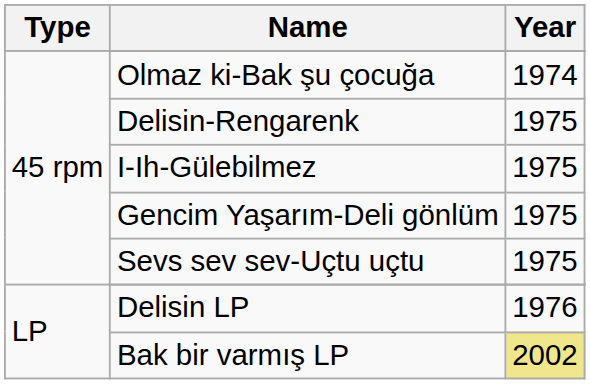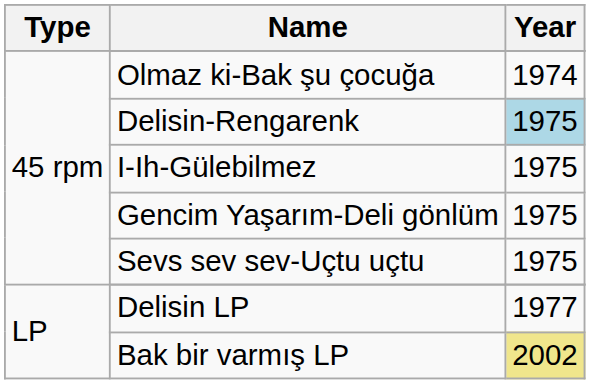(545, 121) no background -> (545, 121) lightblue background
(545, 307) 1976 -> (545, 307) 1977
